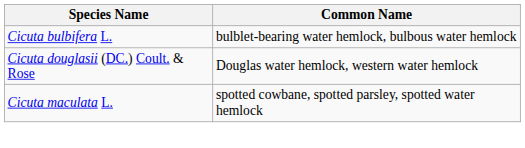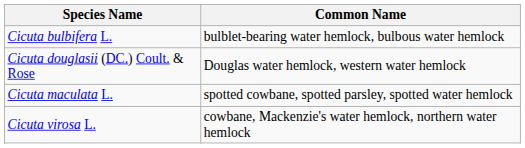+ row: (52, 124)
